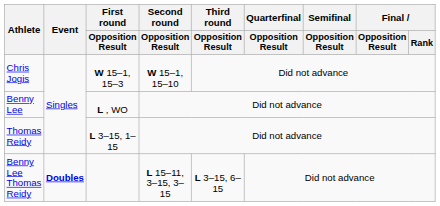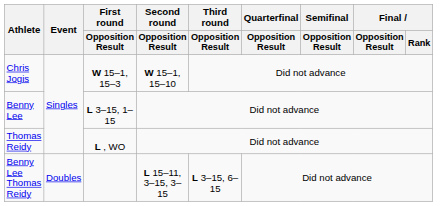(113, 110) L , WO -> (110, 116) L 3–15, 1–15
(113, 141) L 3–15, 1–15 -> (110, 147) L , WO
(65, 178) bold -> (64, 178) normal
